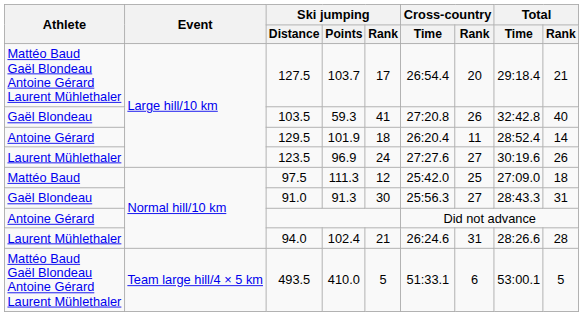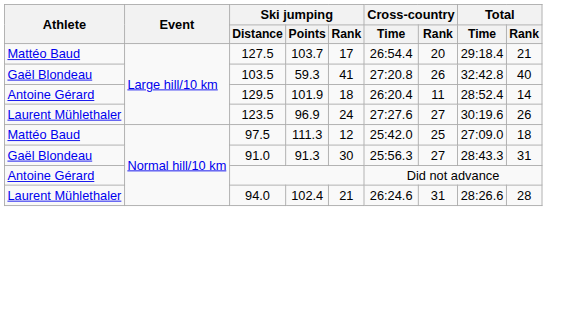(64, 76) Mattéo Baud Gaël Blondeau Antoine Gérard Laurent Mühlethaler -> (44, 54) Mattéo Baud
- row: (294, 280)
